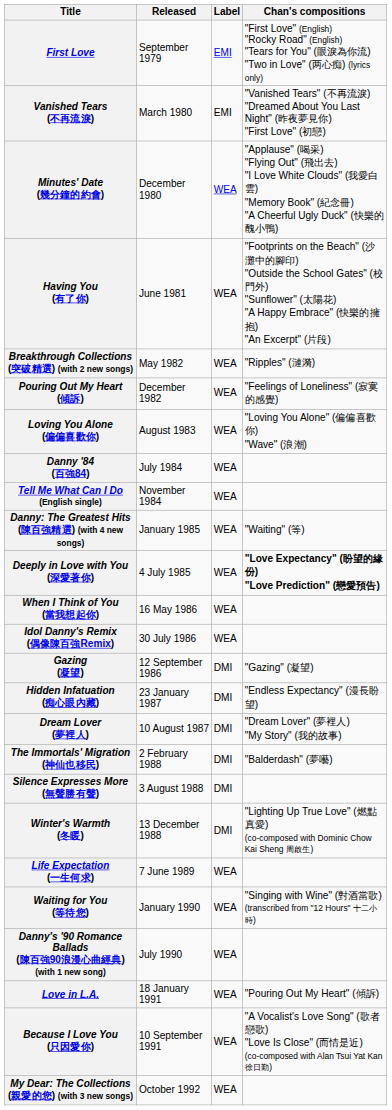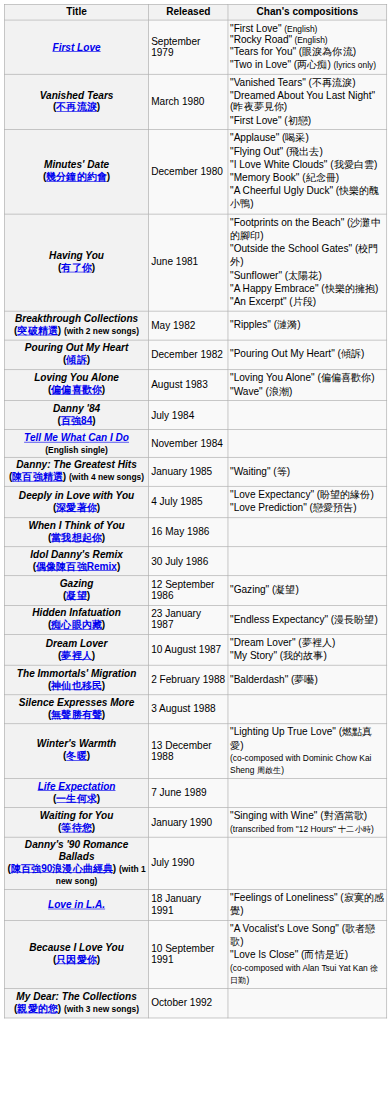- column: (227, 12)
(312, 393) "Feelings of Loneliness" (寂寞的感覺) -> (297, 354) "Pouring Out My Heart" (傾訴)
(314, 572) bold -> (302, 501) normal
(312, 994) "Pouring Out My Heart" (傾訴) -> (307, 904) "Feelings of Loneliness" (寂寞的感覺)
